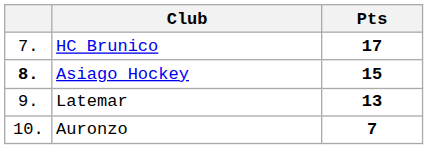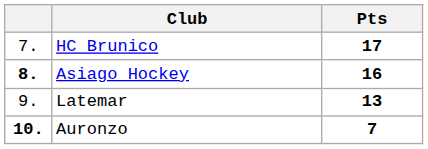(372, 74) 15 -> (372, 74) 16
(28, 130) normal -> (28, 130) bold
